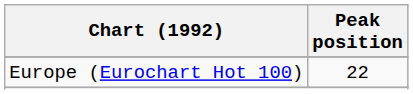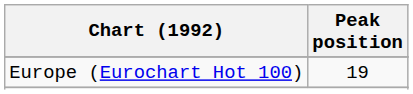(358, 73) 22 -> (358, 73) 19
